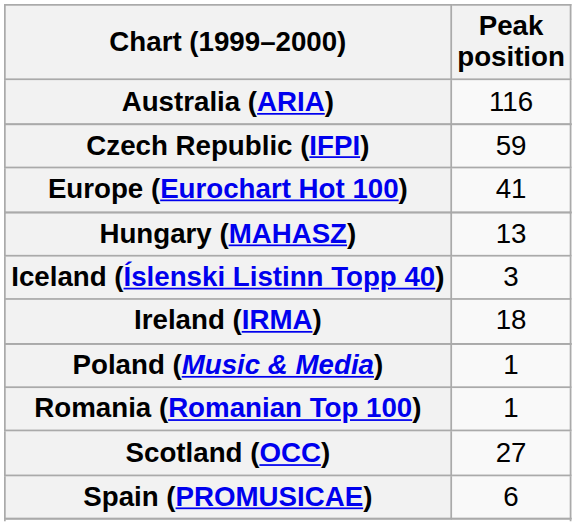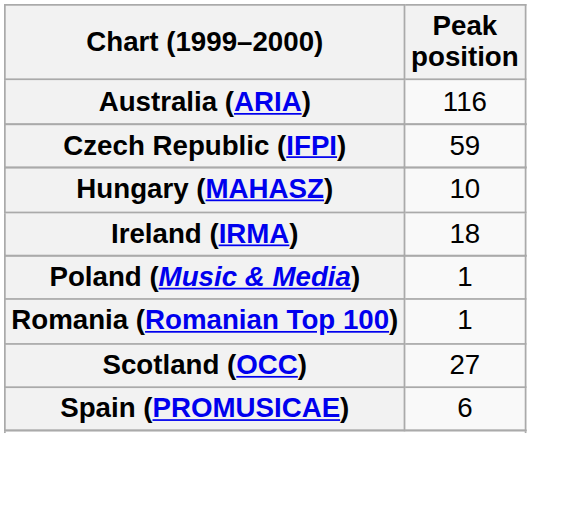- row: (228, 189)
(511, 233) 13 -> (465, 189) 10
- row: (228, 277)
